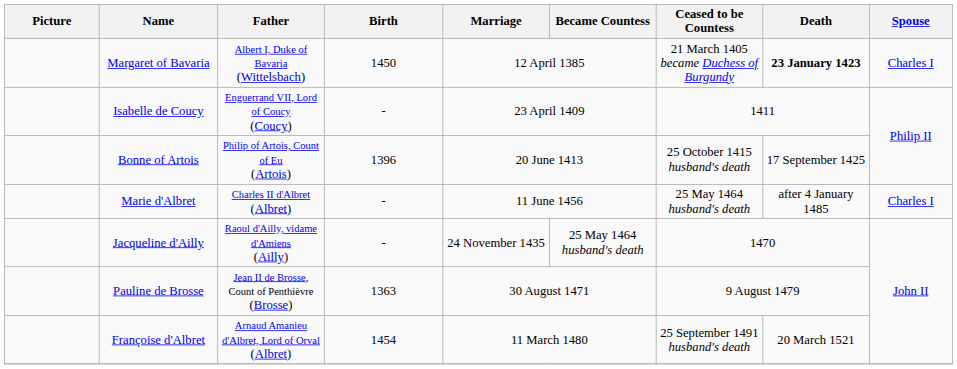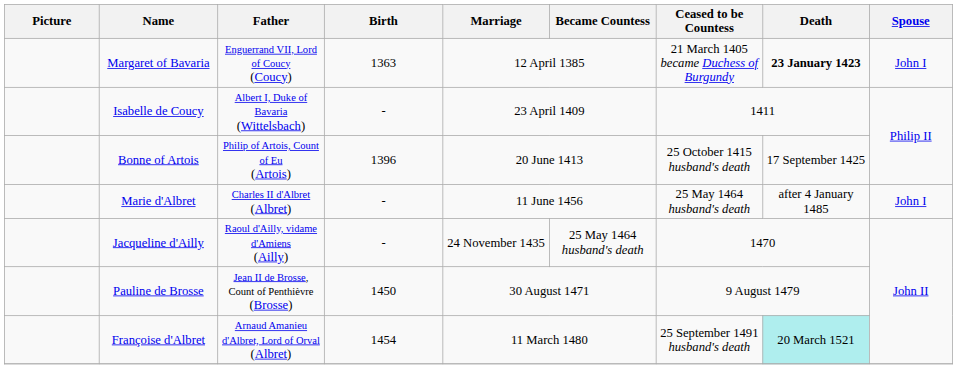(271, 63) Albert I, Duke of Bavaria (Wittelsbach) -> (271, 63) Enguerrand VII, Lord of Coucy (Coucy)
(384, 63) 1450 -> (384, 63) 1363
(911, 63) Charles I -> (911, 63) John I
(271, 112) Enguerrand VII, Lord of Coucy (Coucy) -> (271, 112) Albert I, Duke of Bavaria (Wittelsbach)
(911, 201) Charles I -> (911, 201) John I
(384, 291) 1363 -> (384, 291) 1450
(816, 339) no background -> (816, 339) paleturquoise background
